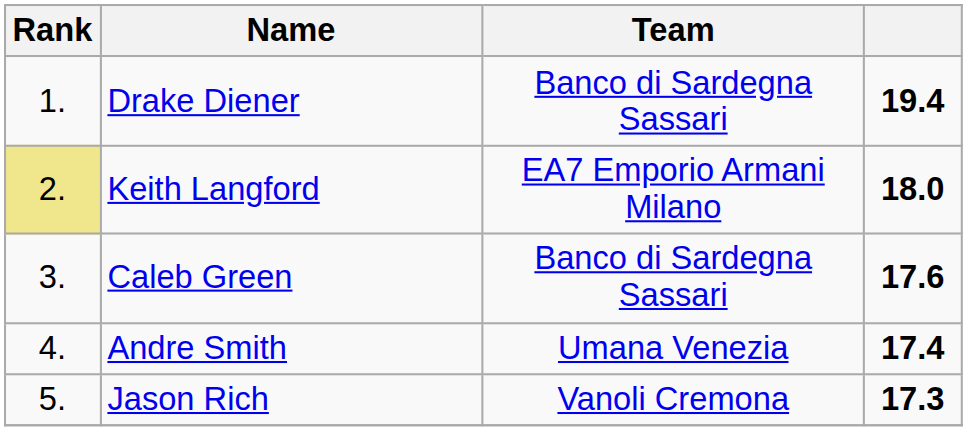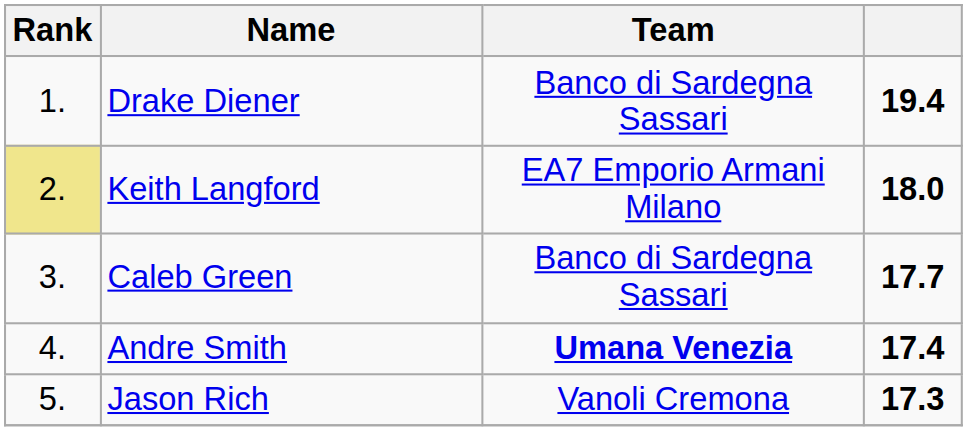(913, 277) 17.6 -> (913, 277) 17.7
(673, 347) normal -> (673, 347) bold
